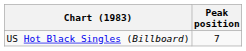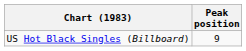(217, 39) 7 -> (217, 39) 9
